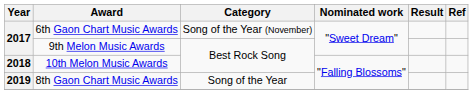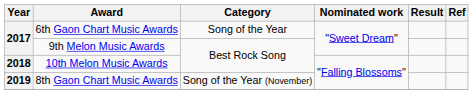(247, 30) Song of the Year (November) -> (247, 30) Song of the Year
(247, 81) Song of the Year -> (247, 81) Song of the Year (November)
